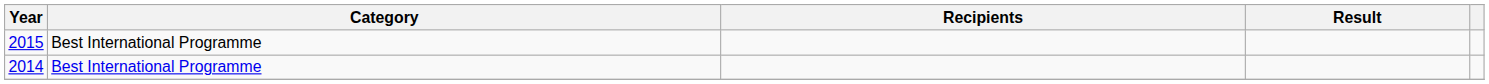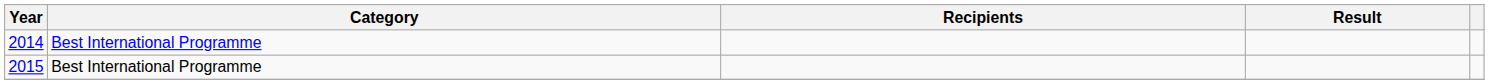rows swapped: (26, 68) <-> (26, 42)
